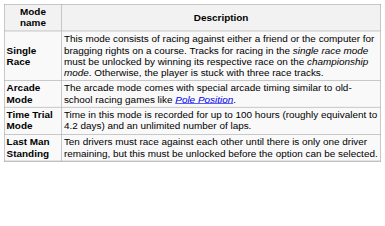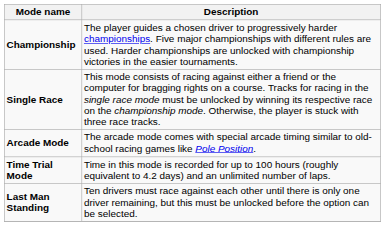+ row: (41, 44)
